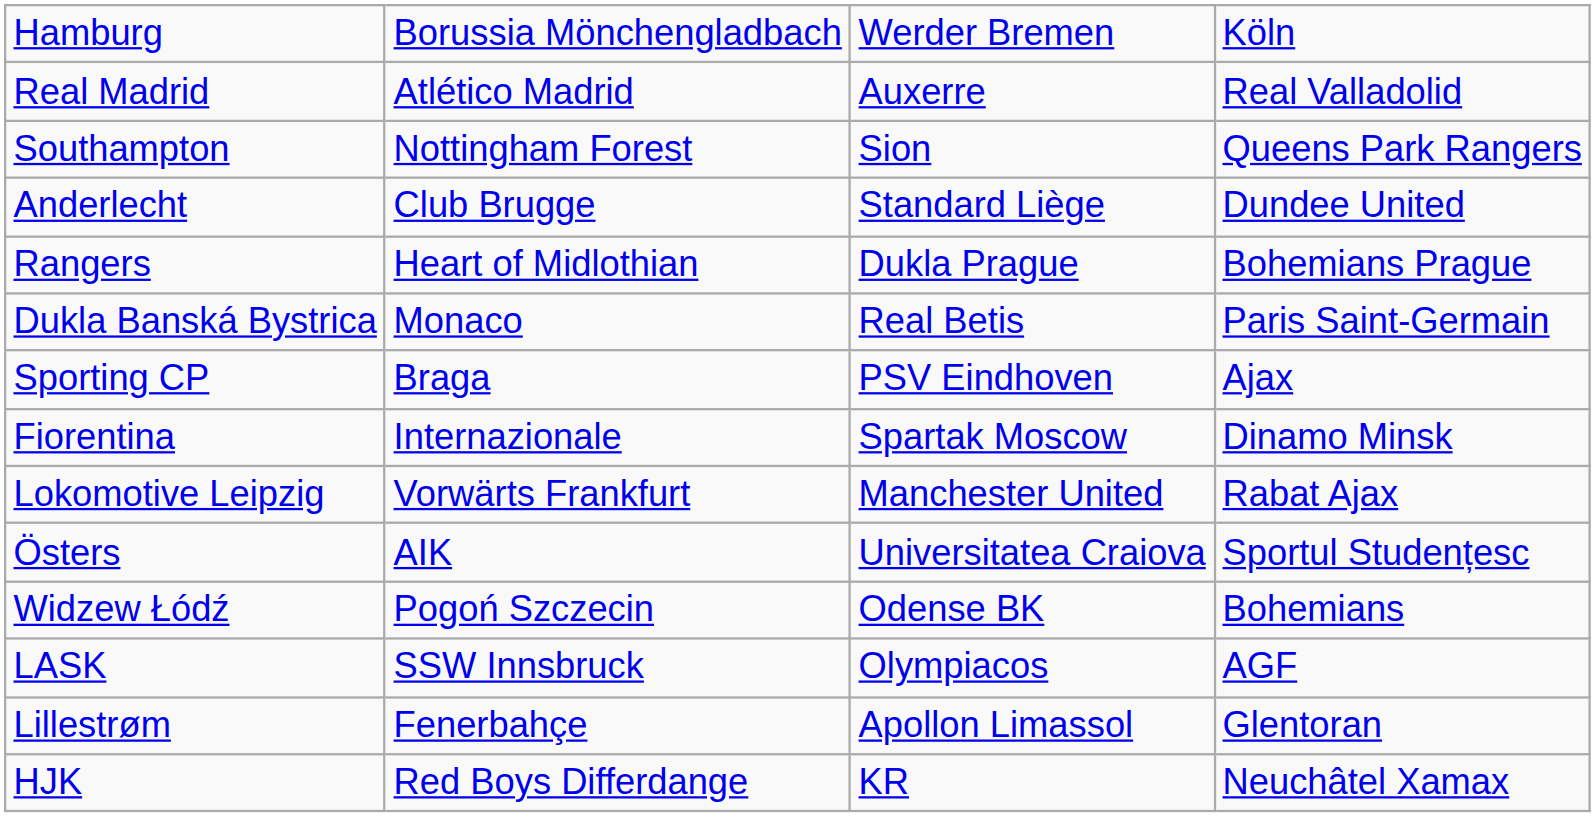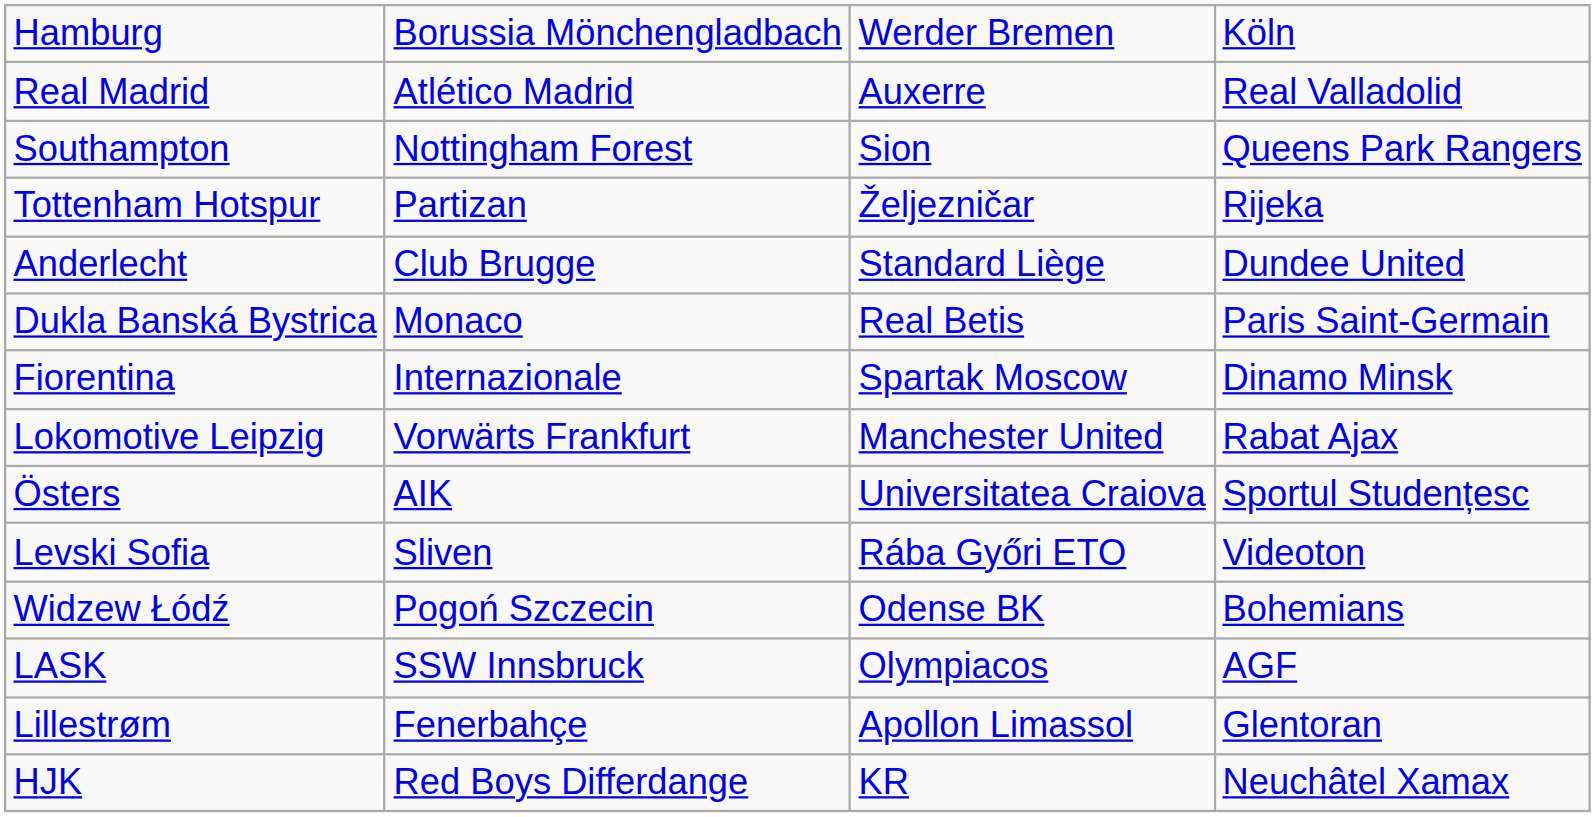+ row: (167, 206)
- row: (82, 263)
- row: (111, 378)
+ row: (111, 551)
